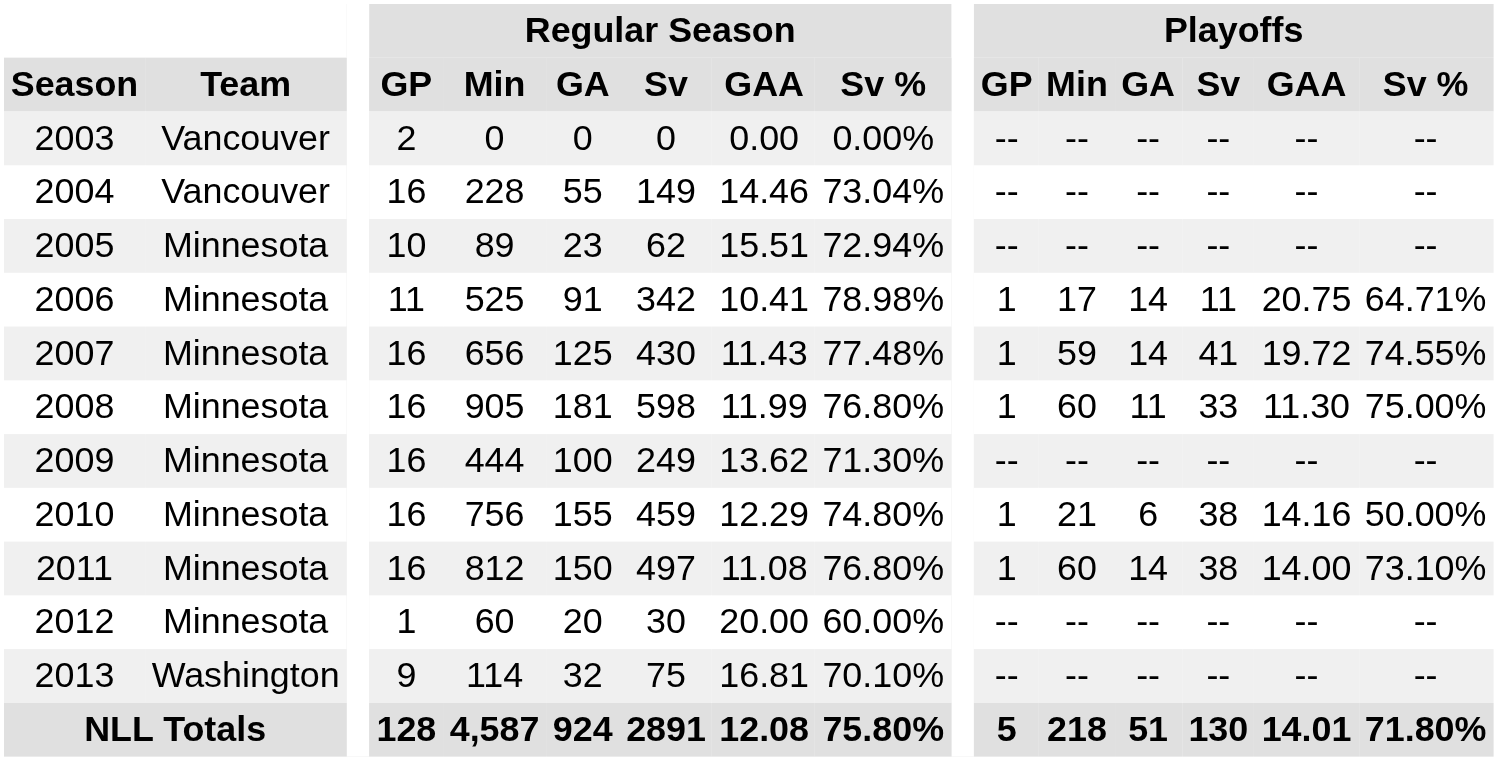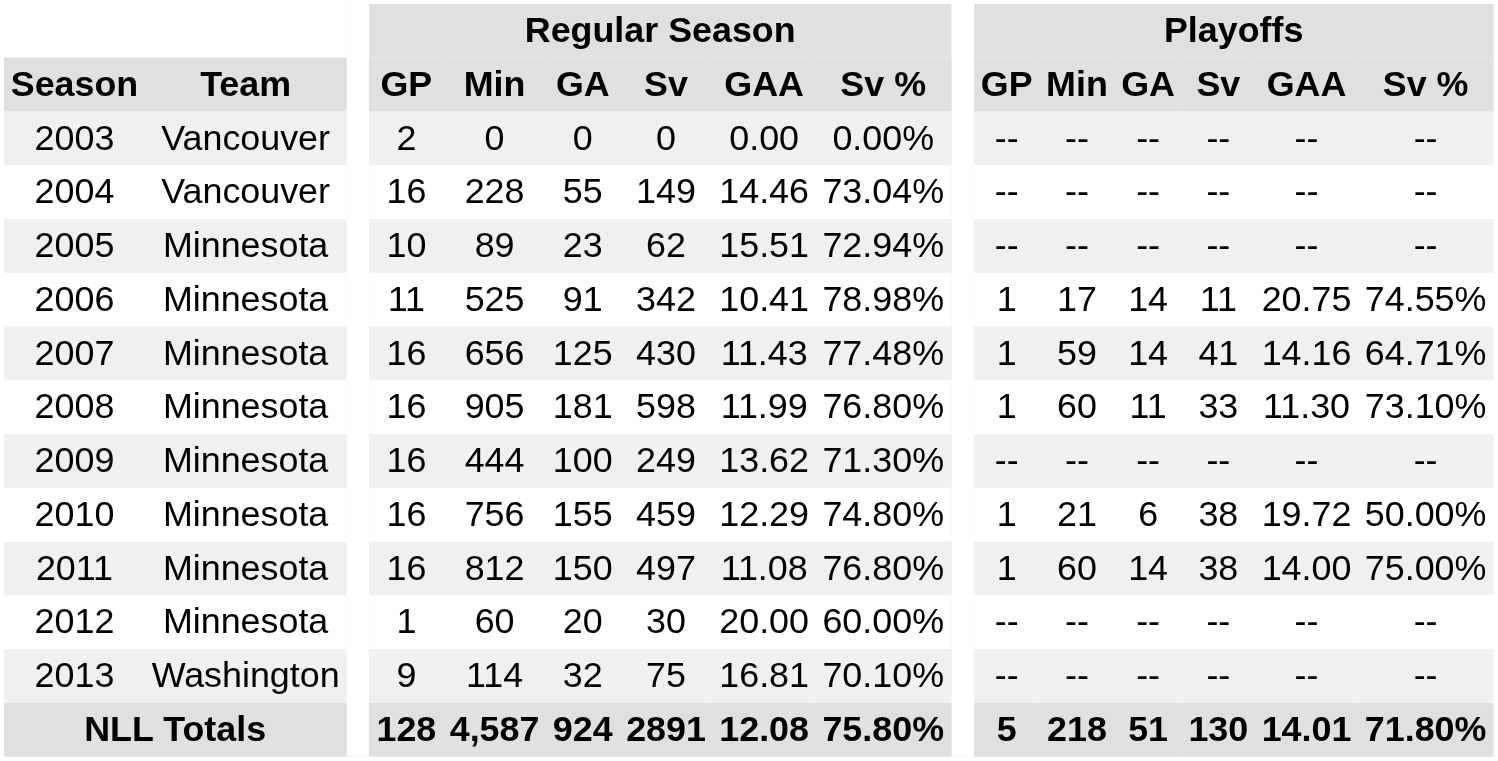(1426, 299) 64.71% -> (1426, 299) 74.55%
(1307, 352) 19.72 -> (1307, 352) 14.16
(1426, 352) 74.55% -> (1426, 352) 64.71%
(1426, 406) 75.00% -> (1426, 406) 73.10%
(1307, 514) 14.16 -> (1307, 514) 19.72
(1426, 567) 73.10% -> (1426, 567) 75.00%
